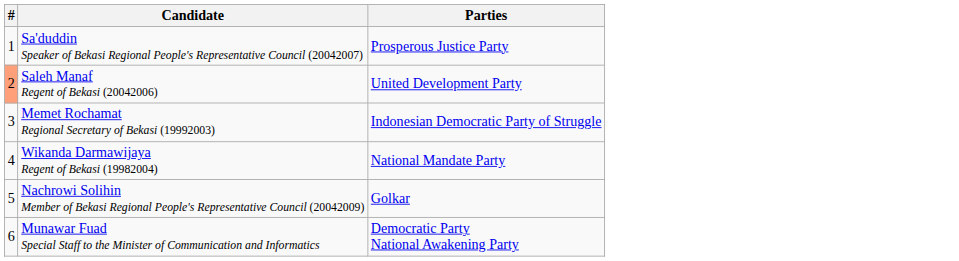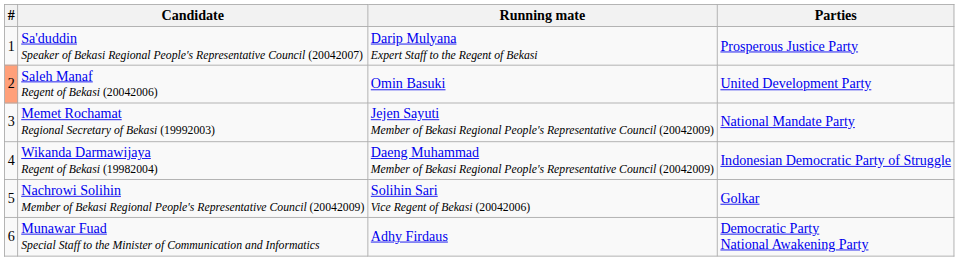+ column: (542, 15)
(486, 122) Indonesian Democratic Party of Struggle -> (788, 122) National Mandate Party
(438, 160) National Mandate Party -> (836, 160) Indonesian Democratic Party of Struggle
